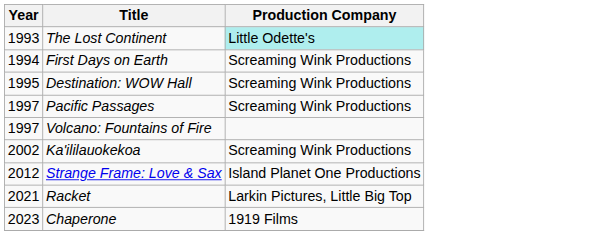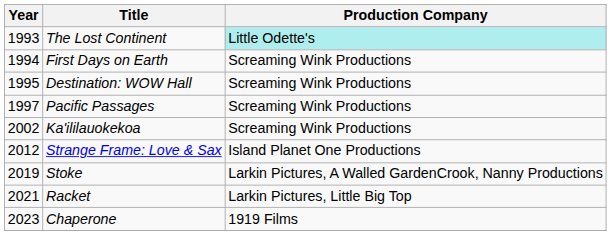- row: (129, 128)
+ row: (64, 173)
